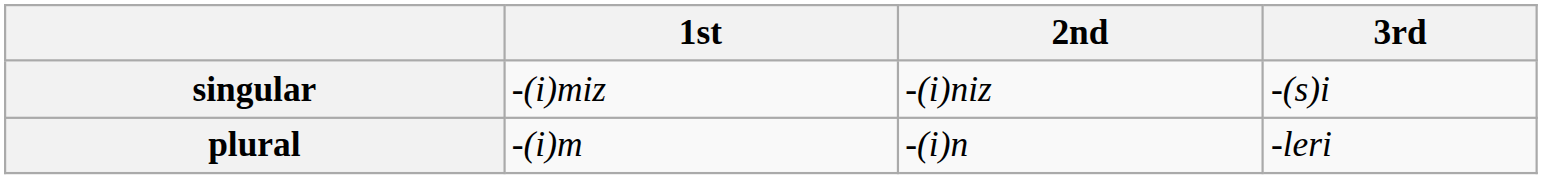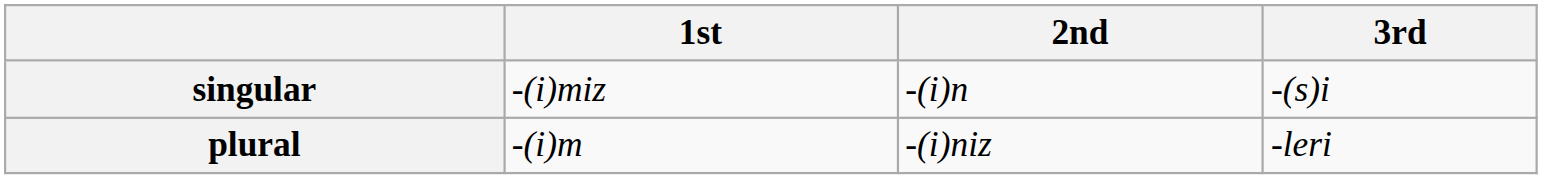(949, 88) -(i)niz -> (937, 88) -(i)n
(937, 144) -(i)n -> (949, 144) -(i)niz
